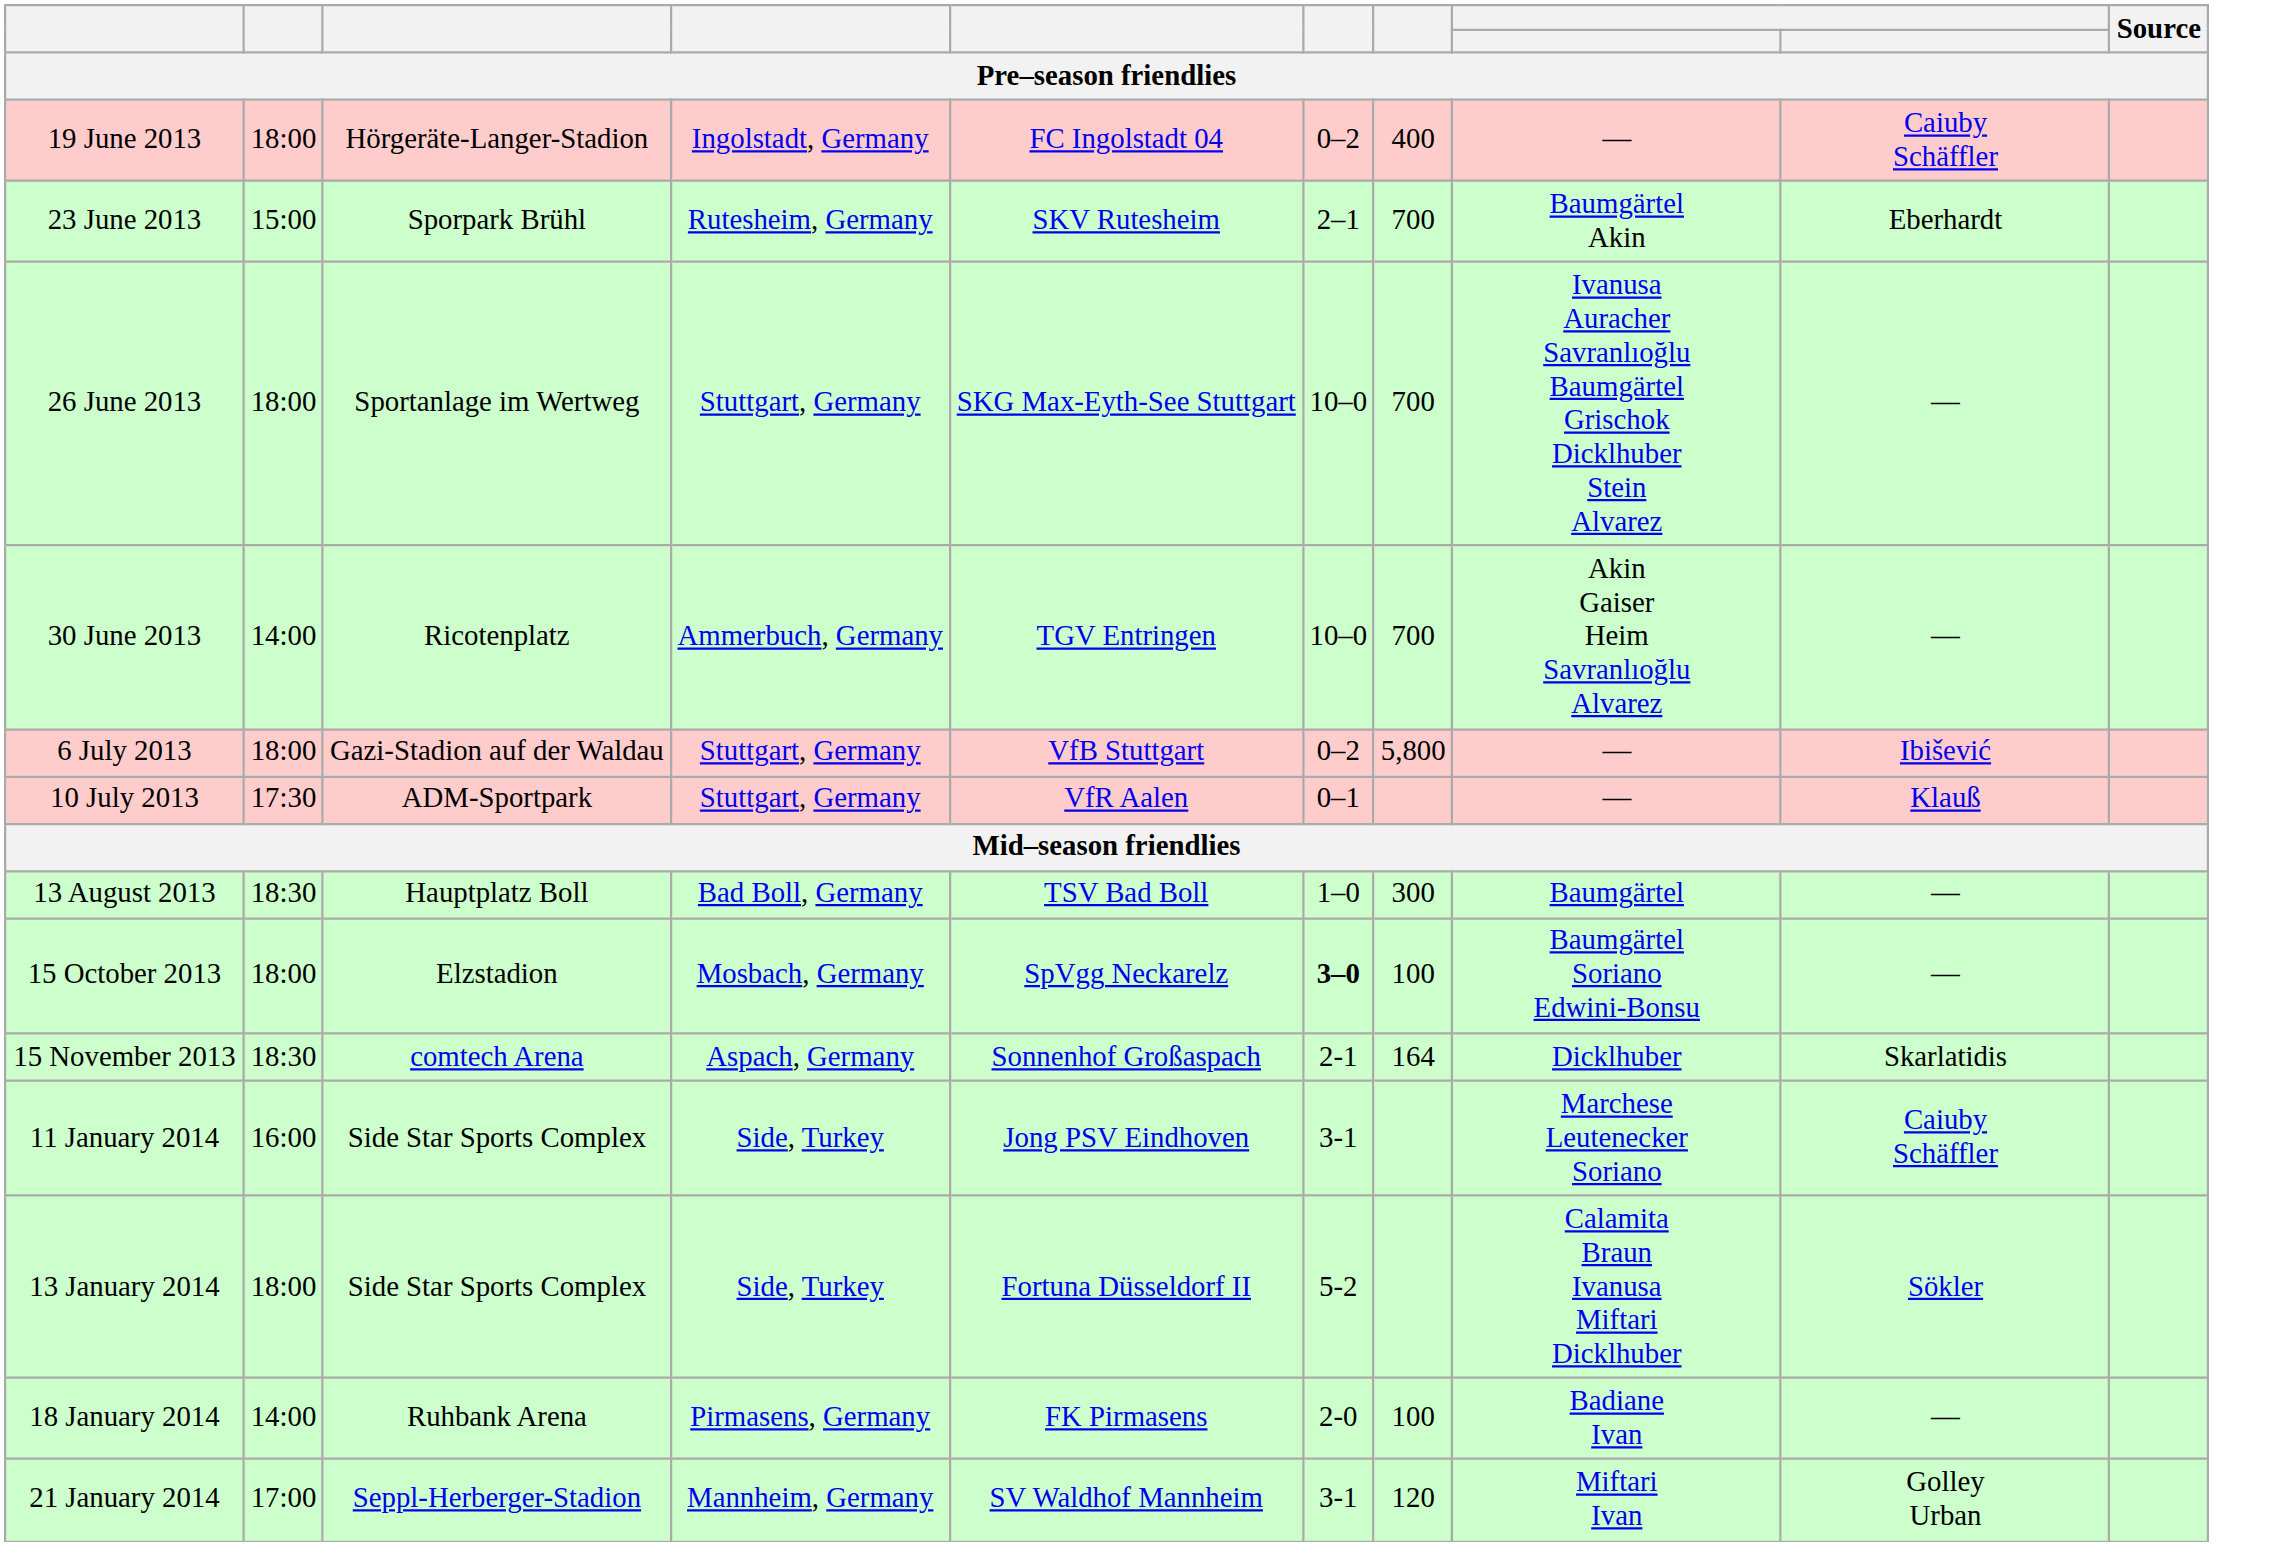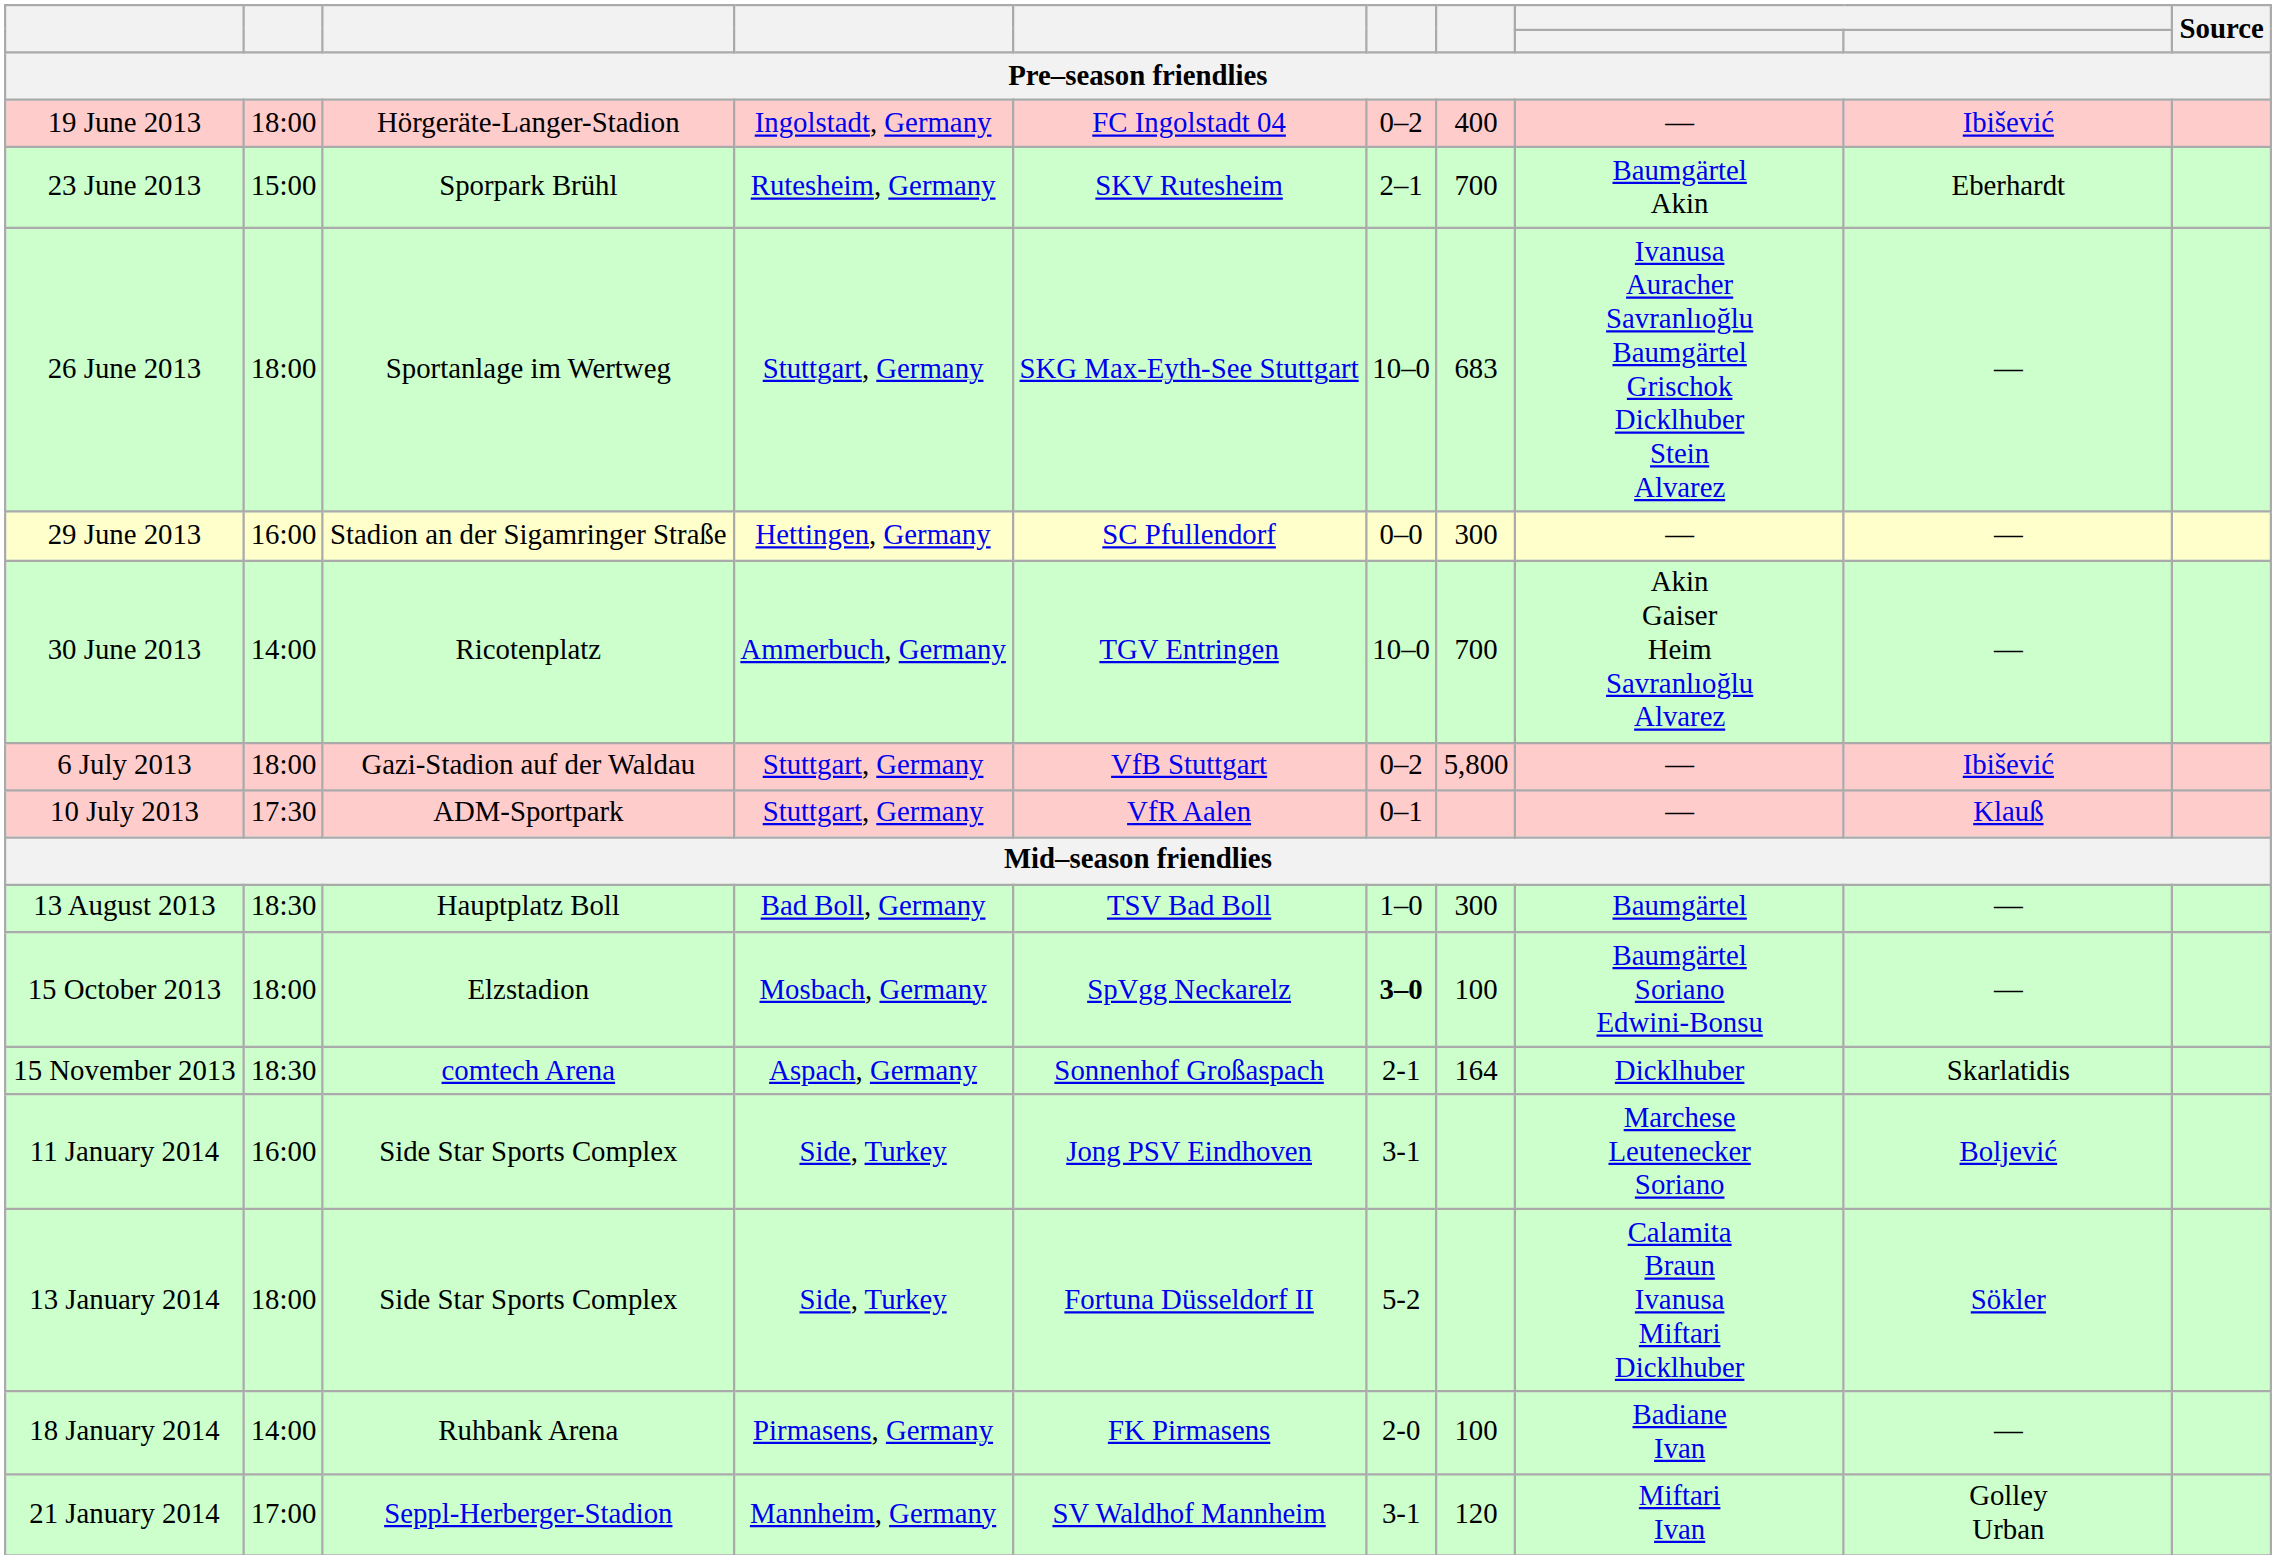(1945, 139) Caiuby Schäffler -> (2008, 122) Ibišević
(1413, 403) 700 -> (1476, 369) 683
+ row: (124, 535)
(1945, 1137) Caiuby Schäffler -> (2008, 1151) Boljević
